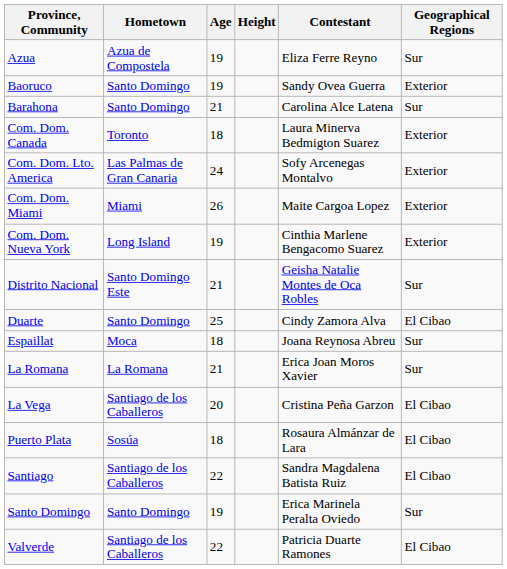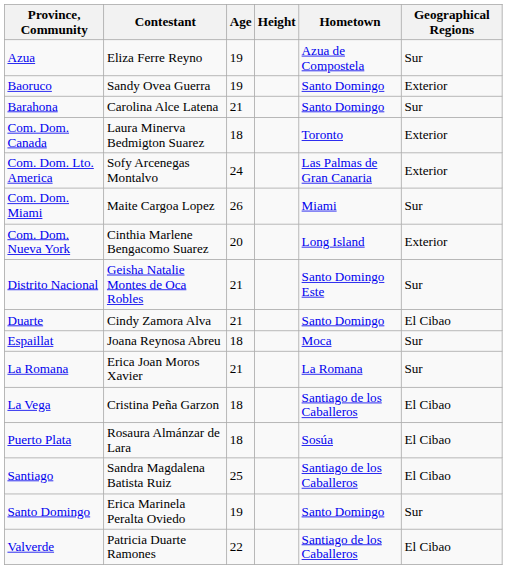columns swapped: (340, 22) <-> (155, 22)
(426, 206) Exterior -> (414, 206) Sur
(216, 241) 19 -> (236, 241) 20
(216, 320) 25 -> (236, 320) 21
(216, 404) 20 -> (236, 404) 18
(216, 475) 22 -> (236, 475) 25
